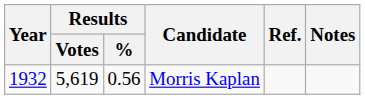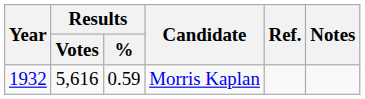(77, 79) 5,619 -> (77, 79) 5,616
(124, 79) 0.56 -> (124, 79) 0.59
